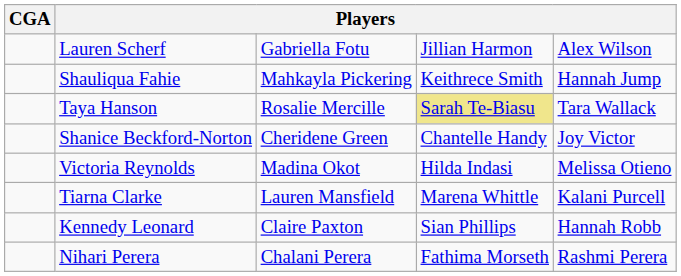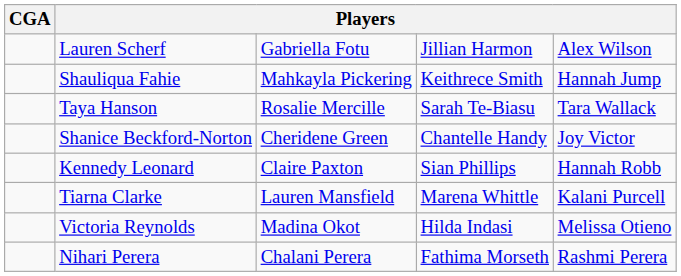(478, 108) khaki background -> (478, 108) no background
rows swapped: (127, 167) <-> (126, 227)
